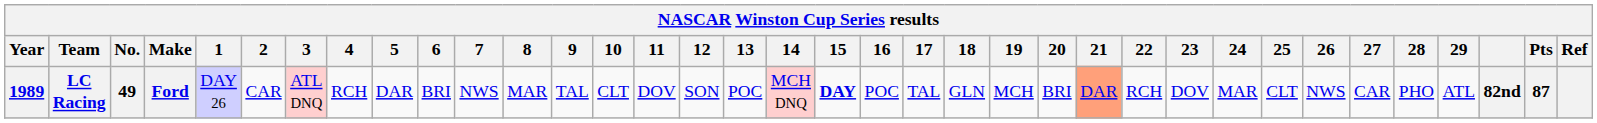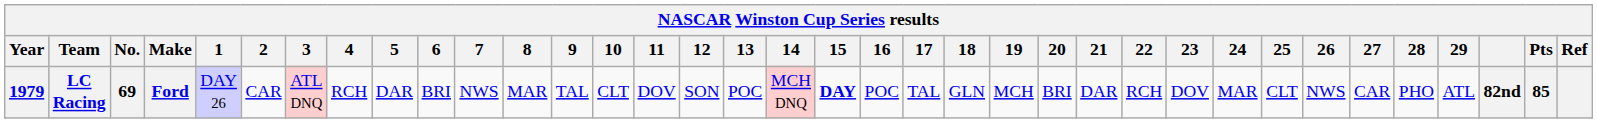(27, 91) 1989 -> (27, 91) 1979
(127, 91) 49 -> (127, 91) 69
(1099, 91) lightsalmon background -> (1099, 91) no background
(1541, 91) 87 -> (1541, 91) 85
